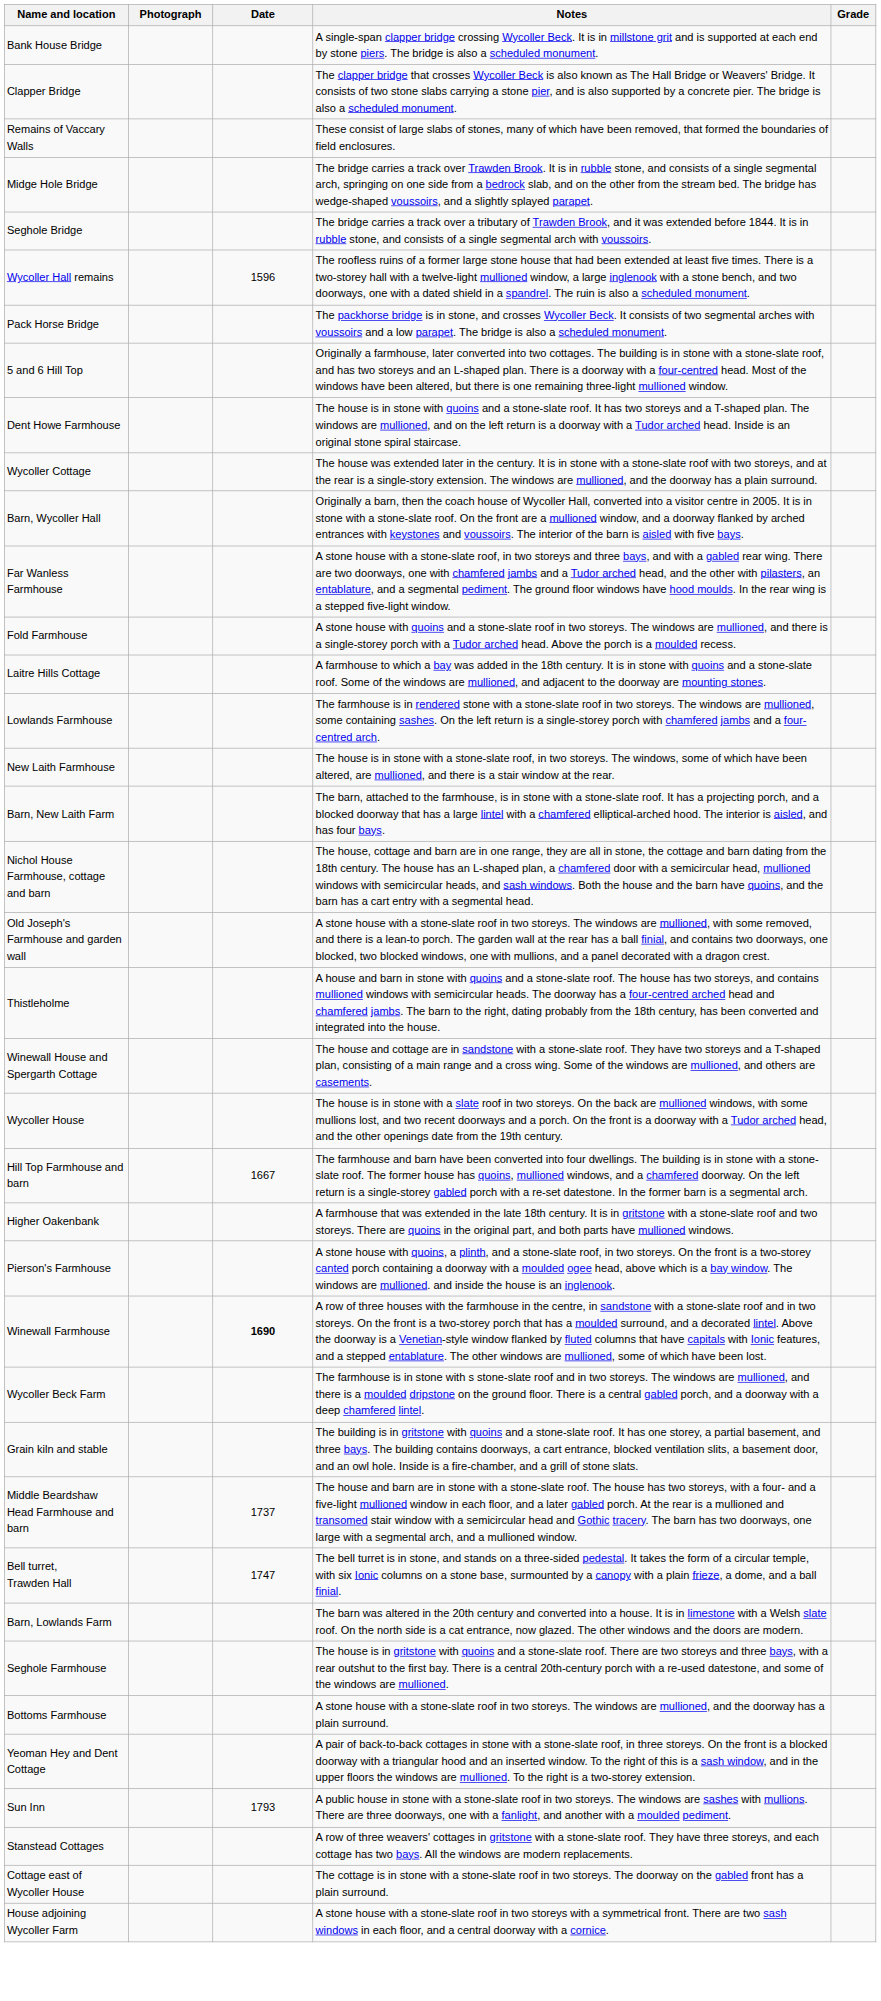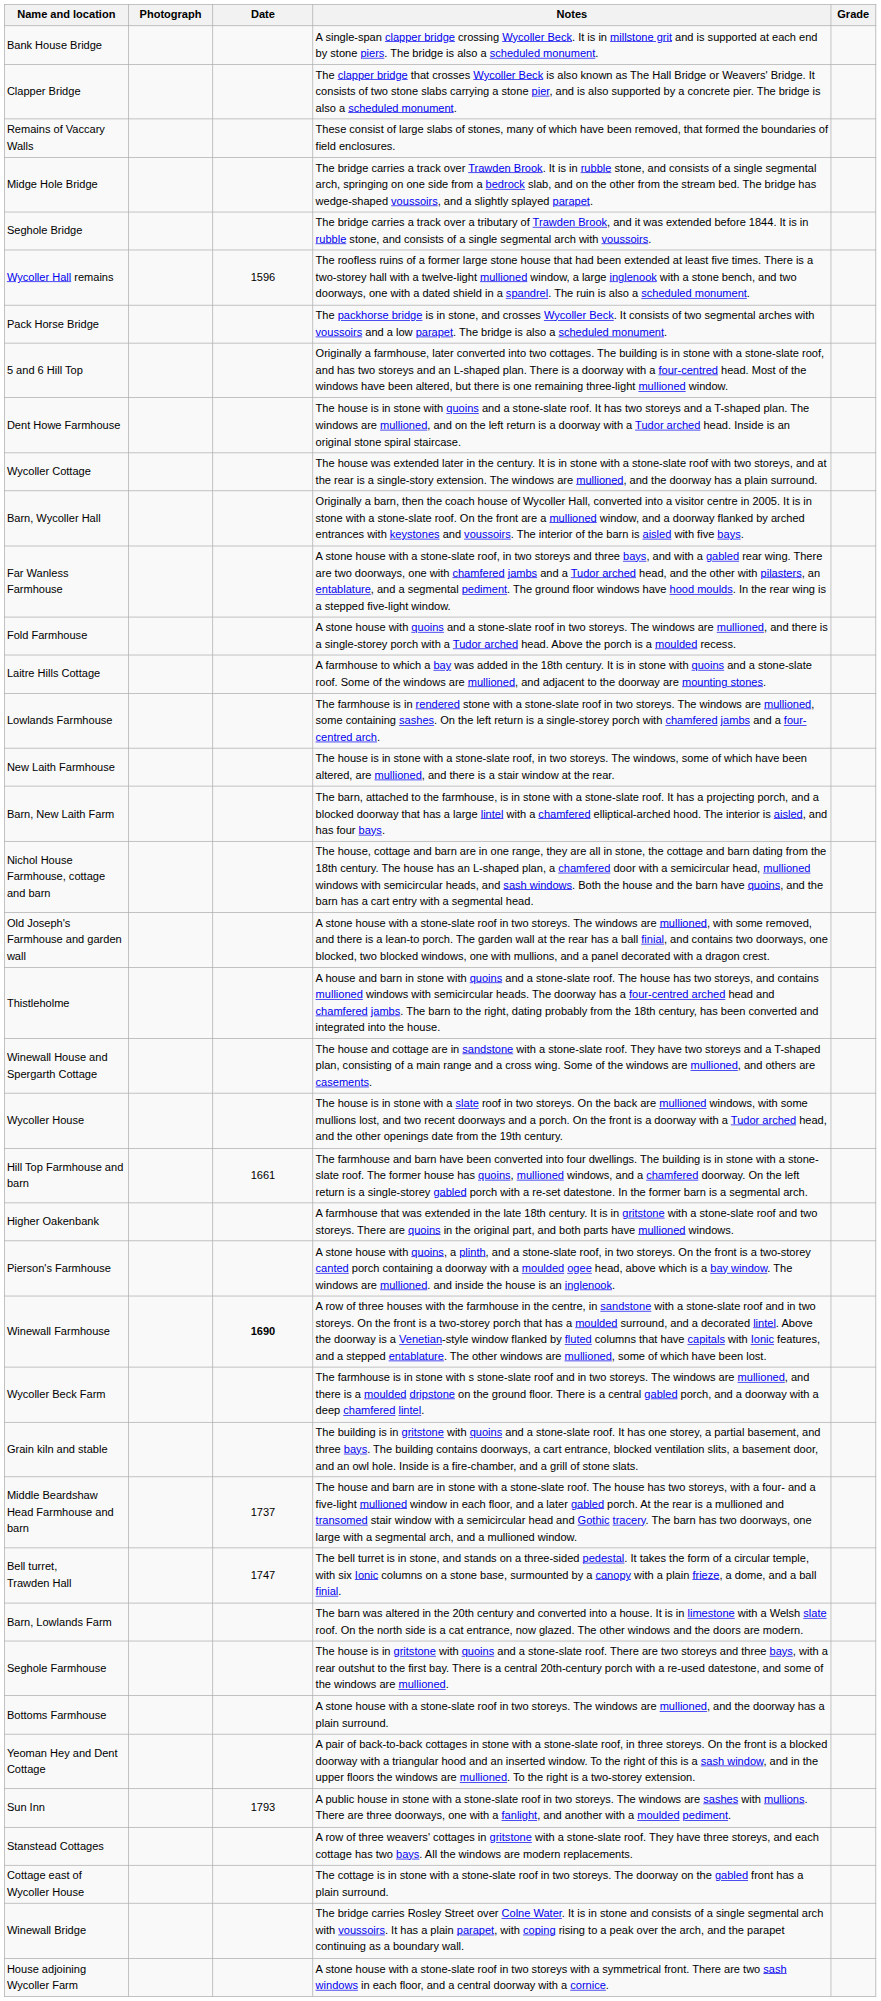(263, 1175) 1667 -> (263, 1175) 1661
+ row: (46, 1930)
